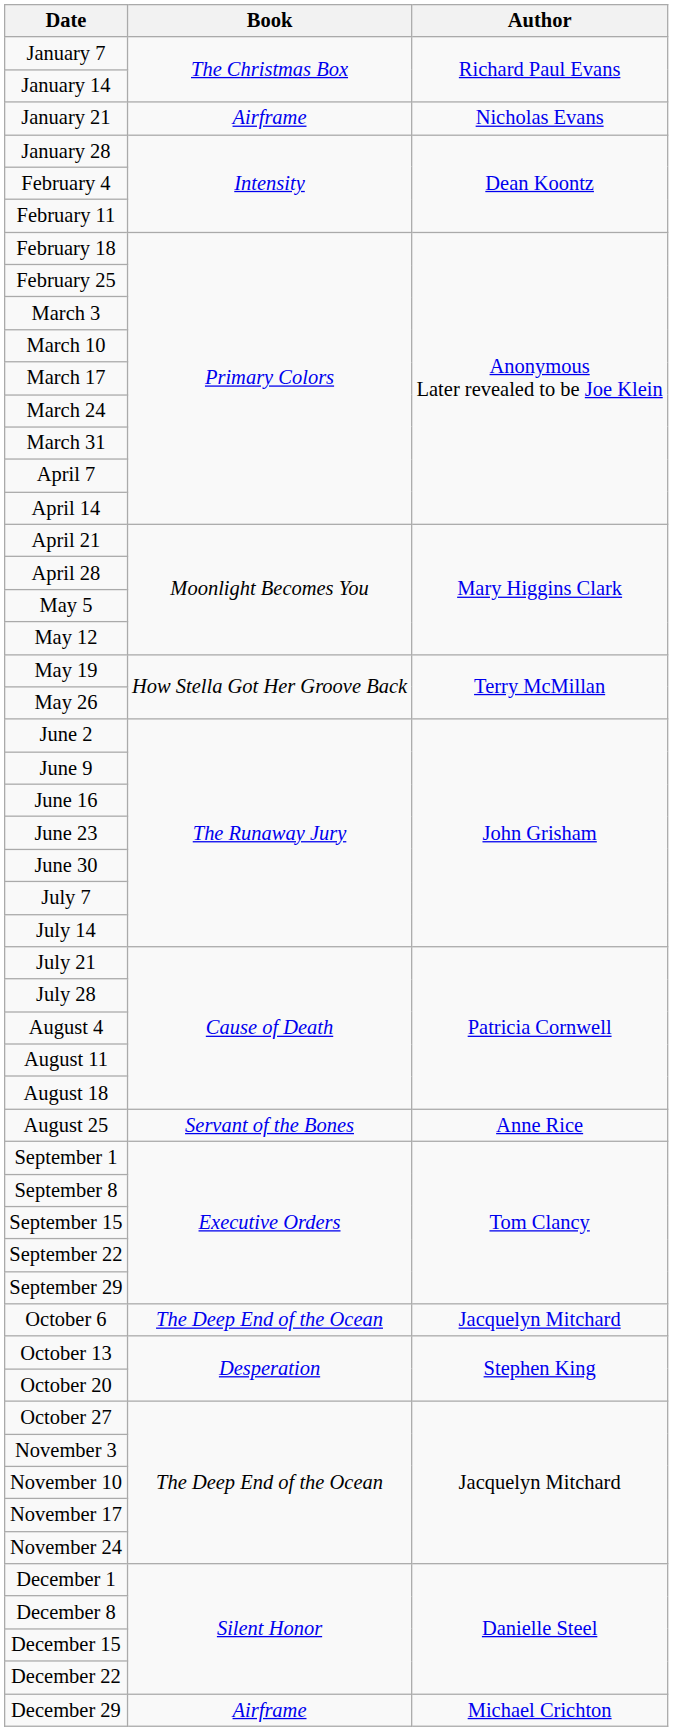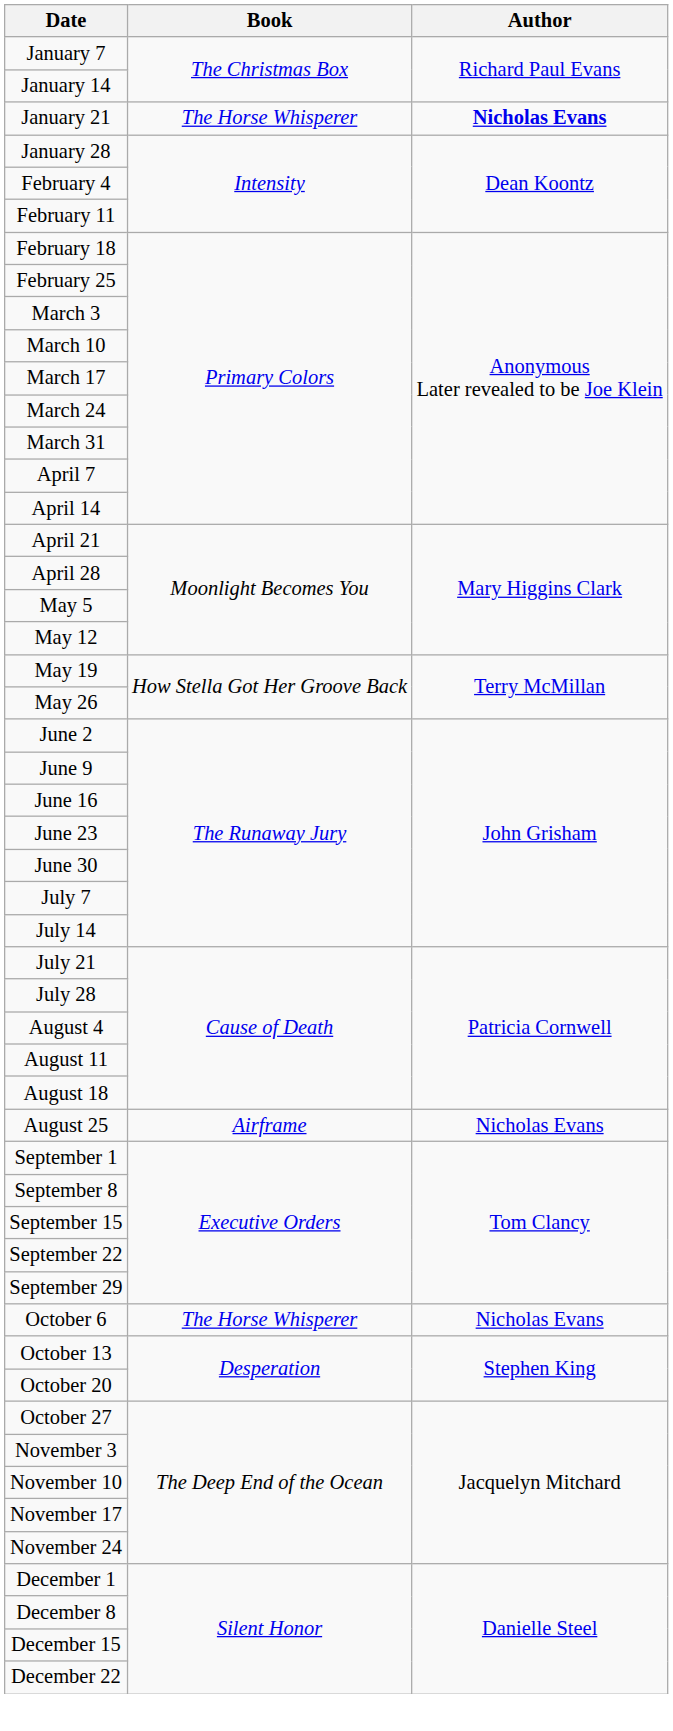(270, 118) Airframe -> (270, 118) The Horse Whisperer
(540, 118) normal -> (540, 118) bold
(270, 1125) Servant of the Bones -> (270, 1125) Airframe
(540, 1125) Anne Rice -> (540, 1125) Nicholas Evans
(270, 1319) The Deep End of the Ocean -> (270, 1319) The Horse Whisperer
(540, 1319) Jacquelyn Mitchard -> (540, 1319) Nicholas Evans
- row: (66, 1709)
